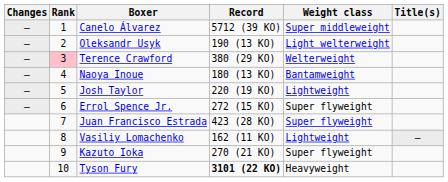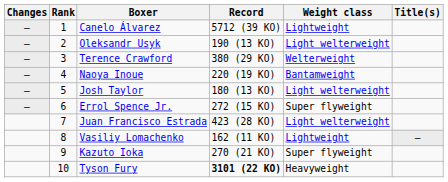(338, 28) Super middleweight -> (317, 28) Lightweight
(63, 59) pink background -> (63, 59) no background
(243, 75) 180 (13 KO) -> (243, 75) 220 (19 KO)
(243, 91) 220 (19 KO) -> (243, 91) 180 (13 KO)
(317, 91) Lightweight -> (338, 91) Light welterweight
(329, 122) Super flyweight -> (338, 122) Light welterweight
